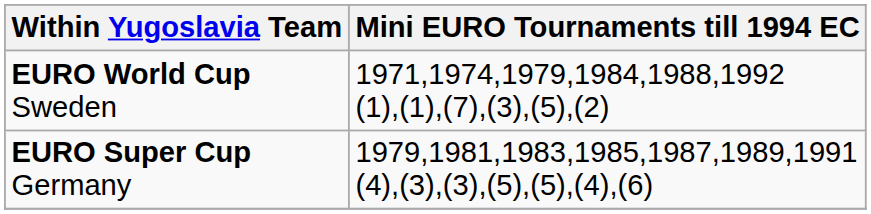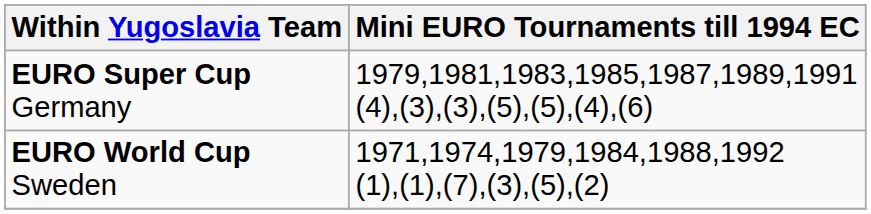rows swapped: (131, 90) <-> (131, 169)
